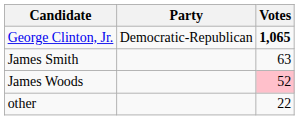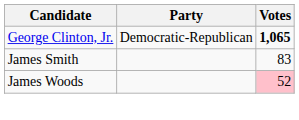(284, 59) 63 -> (284, 59) 83
- row: (22, 103)
